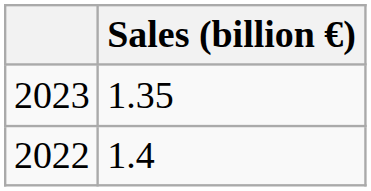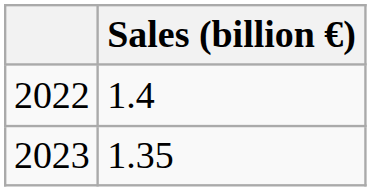rows swapped: (52, 154) <-> (52, 94)
